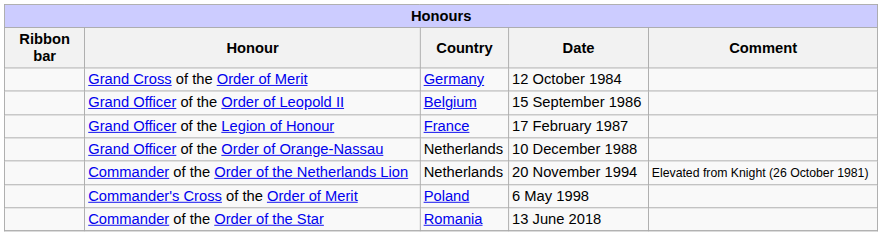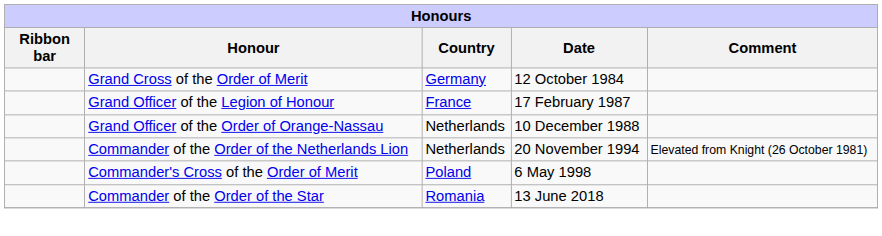- row: (216, 102)
